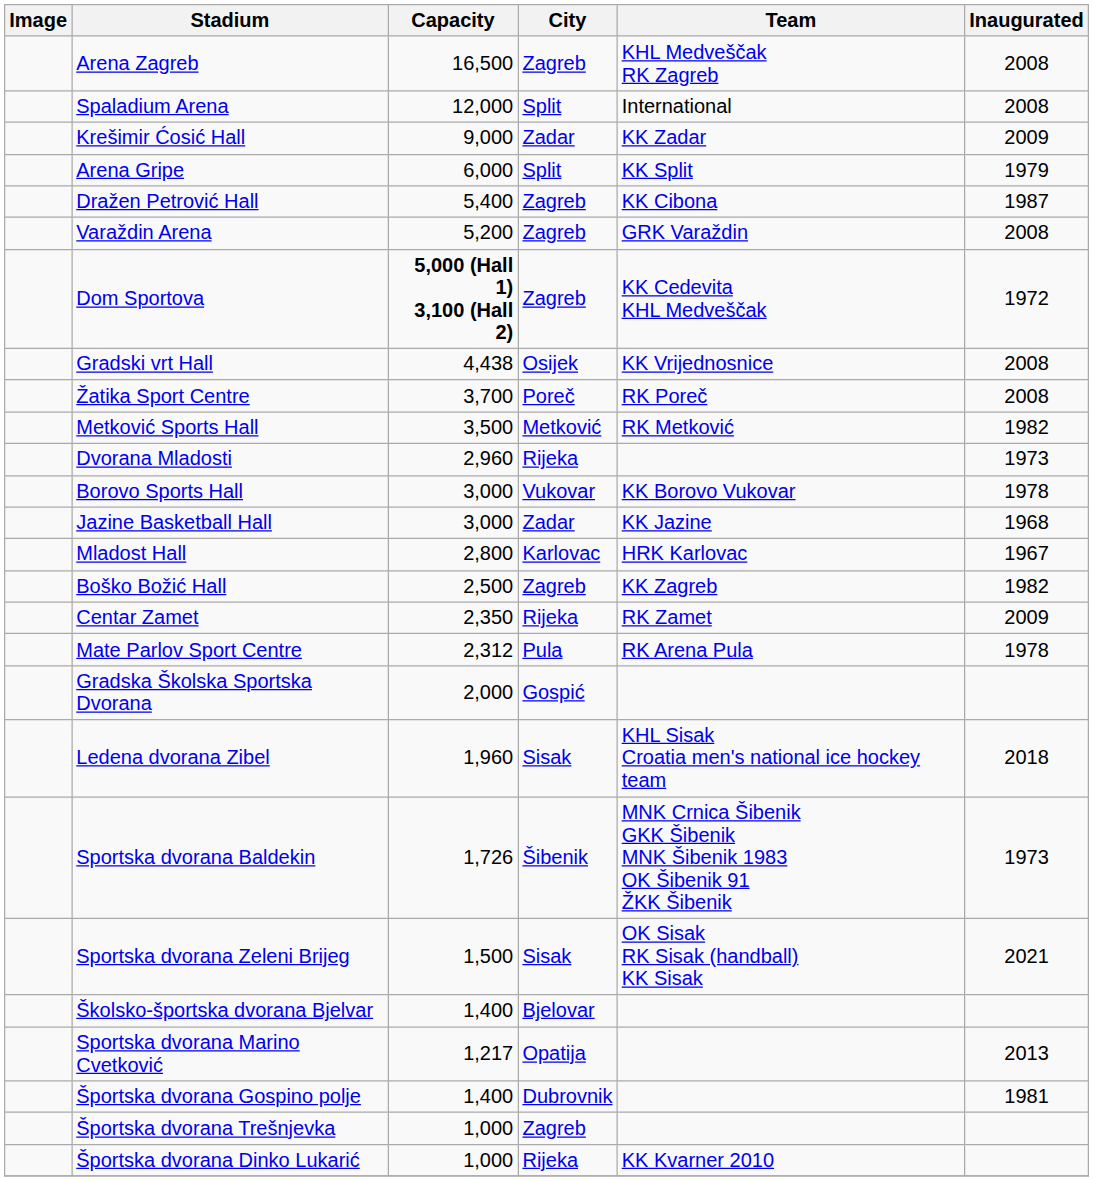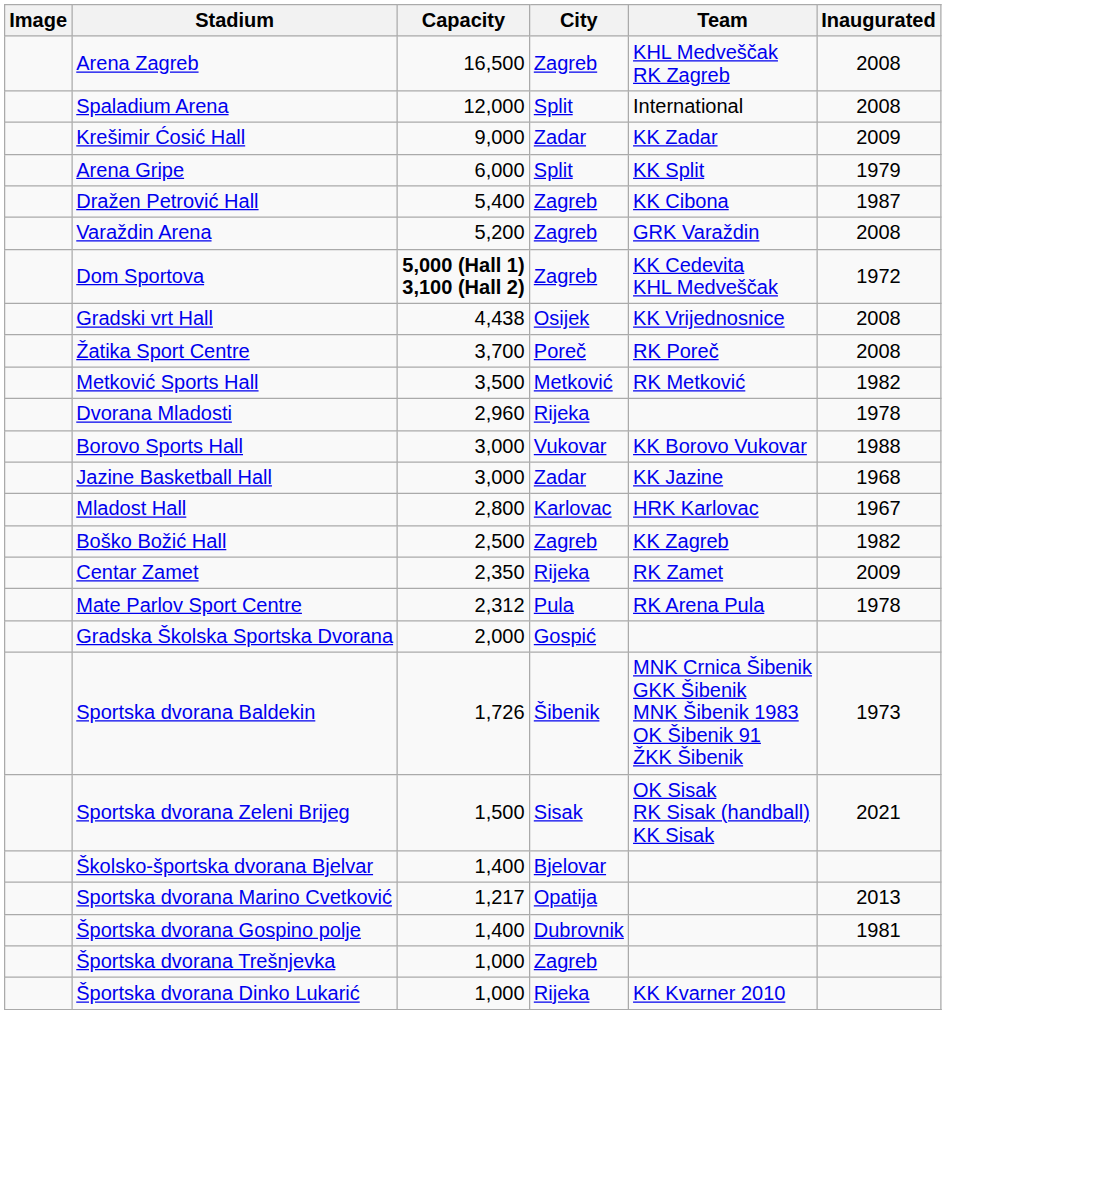(1027, 459) 1973 -> (878, 414) 1978
(1027, 490) 1978 -> (878, 445) 1988
- row: (173, 758)
